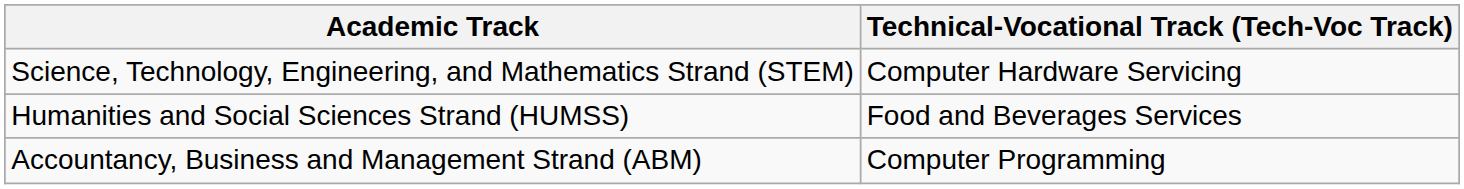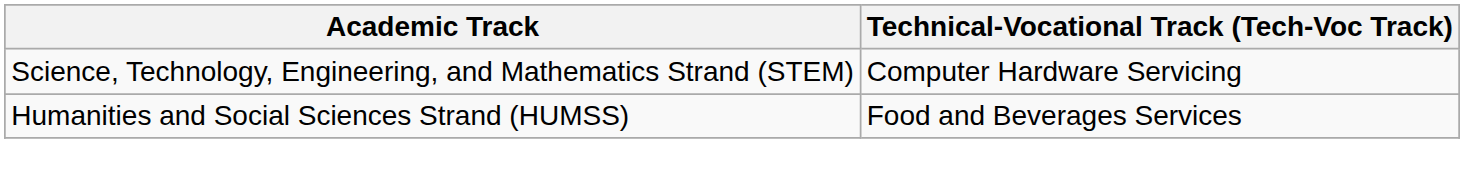- row: (357, 159)
